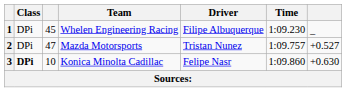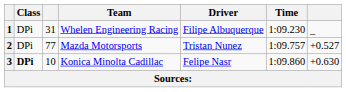(50, 29) 45 -> (50, 29) 31
(50, 45) 47 -> (50, 45) 77
